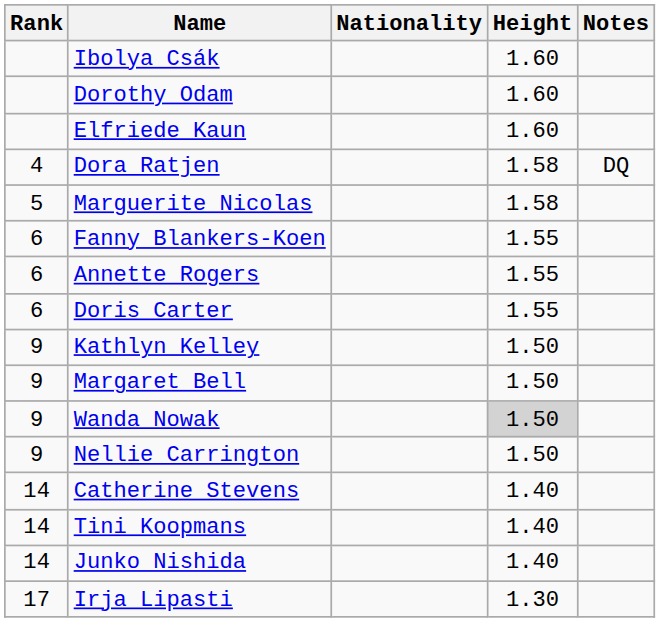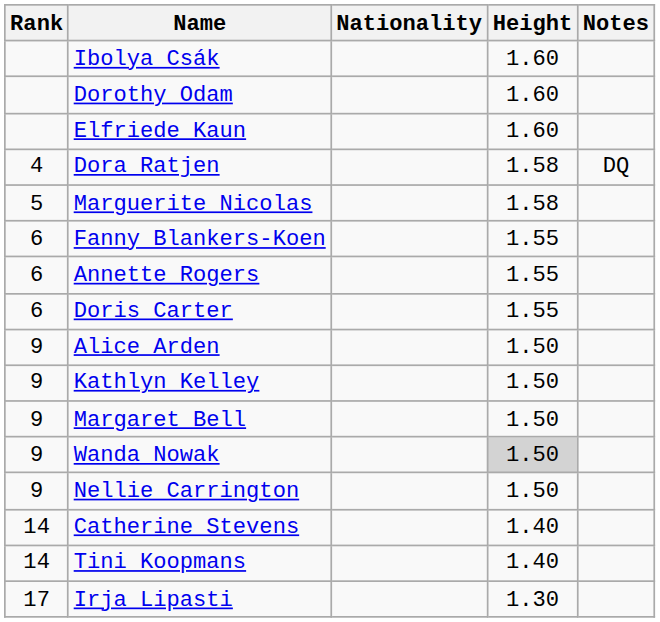+ row: (147, 347)
- row: (160, 563)
